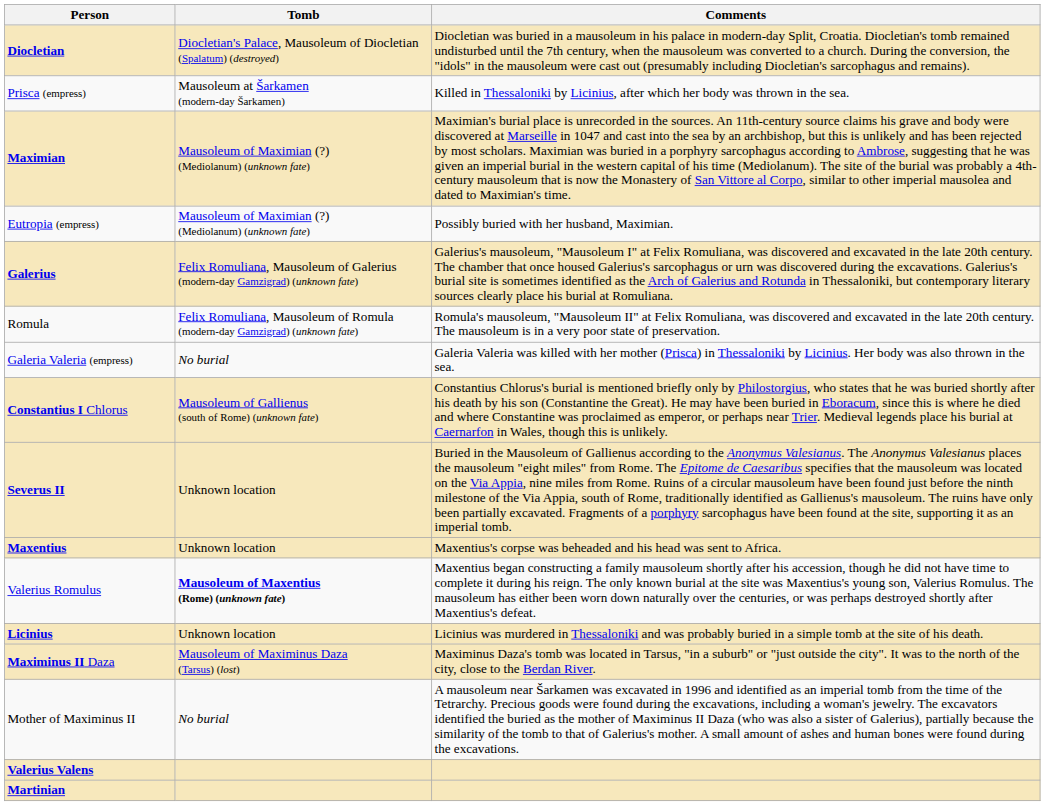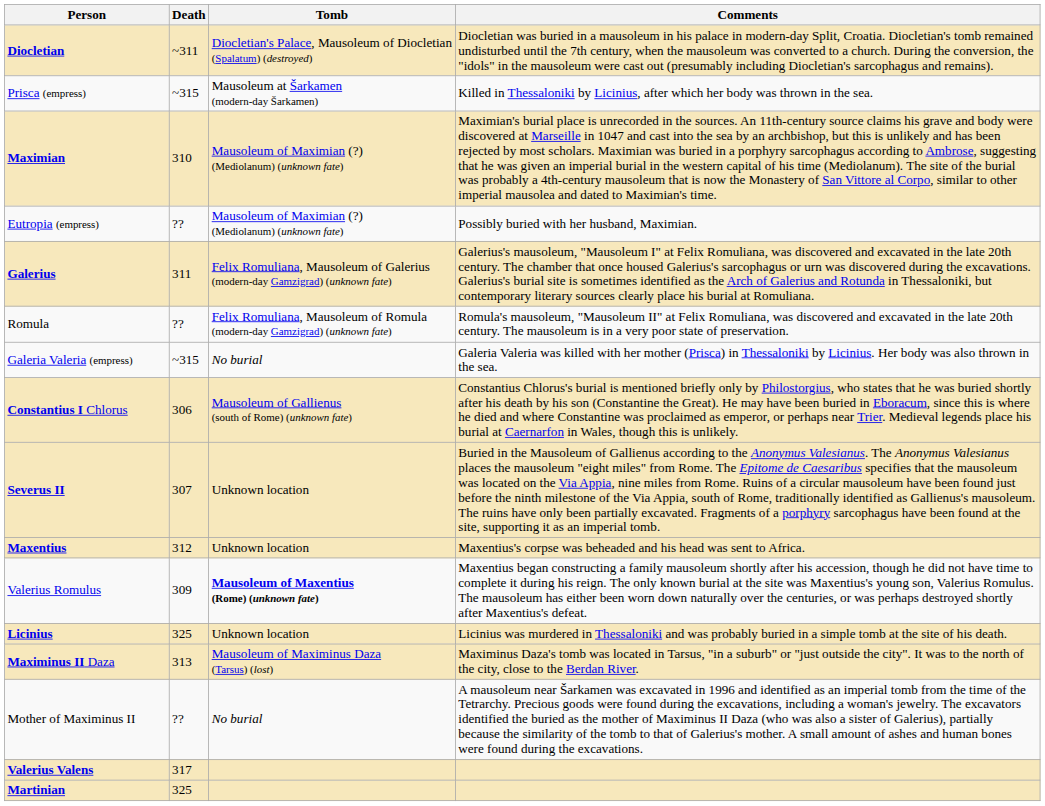+ column: (189, 14)
